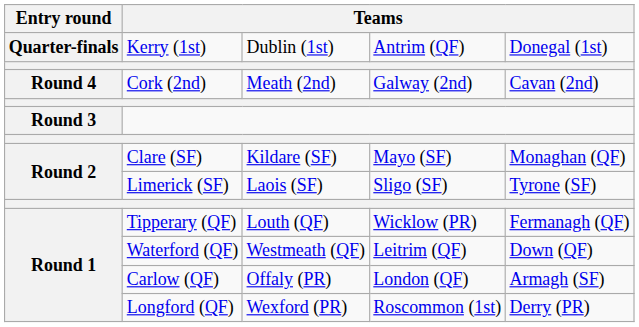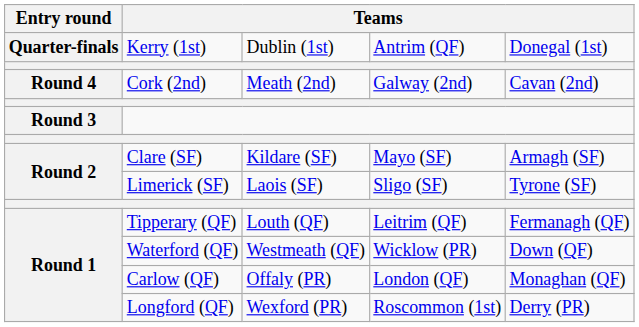(567, 157) Monaghan (QF) -> (557, 157) Armagh (SF)
(425, 222) Wicklow (PR) -> (420, 222) Leitrim (QF)
(420, 250) Leitrim (QF) -> (425, 250) Wicklow (PR)
(557, 279) Armagh (SF) -> (567, 279) Monaghan (QF)
